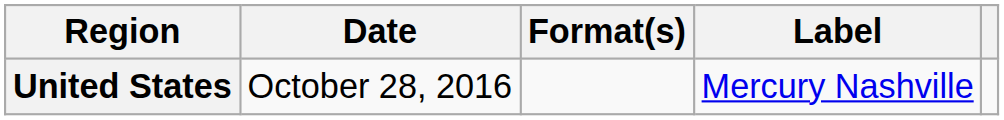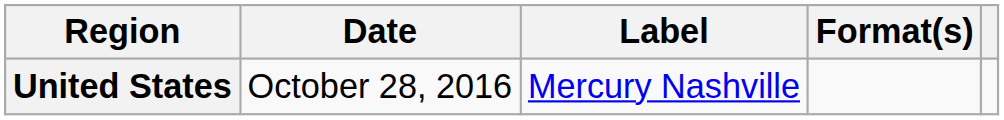columns swapped: (607, 31) <-> (838, 31)
